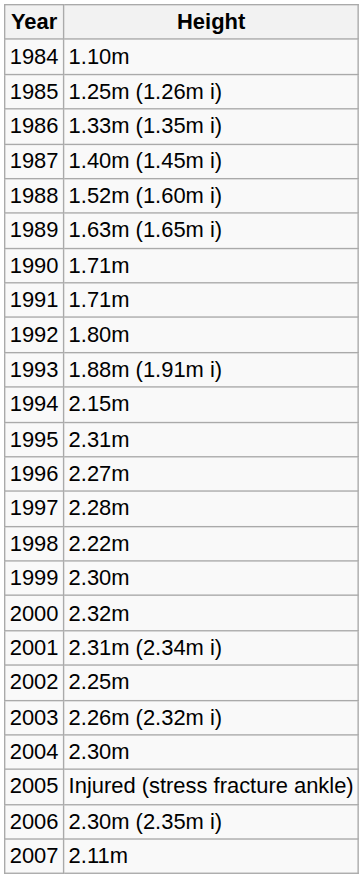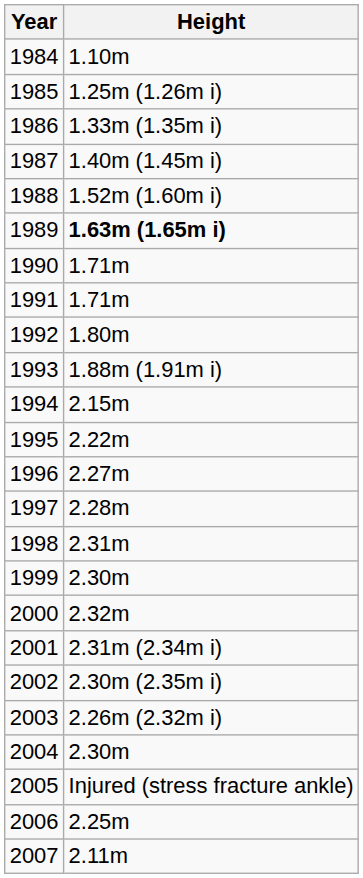(145, 230) normal -> (147, 230) bold
(99, 439) 2.31m -> (99, 439) 2.22m
(99, 543) 2.22m -> (99, 543) 2.31m
(99, 682) 2.25m -> (145, 682) 2.30m (2.35m i)
(145, 821) 2.30m (2.35m i) -> (99, 821) 2.25m
